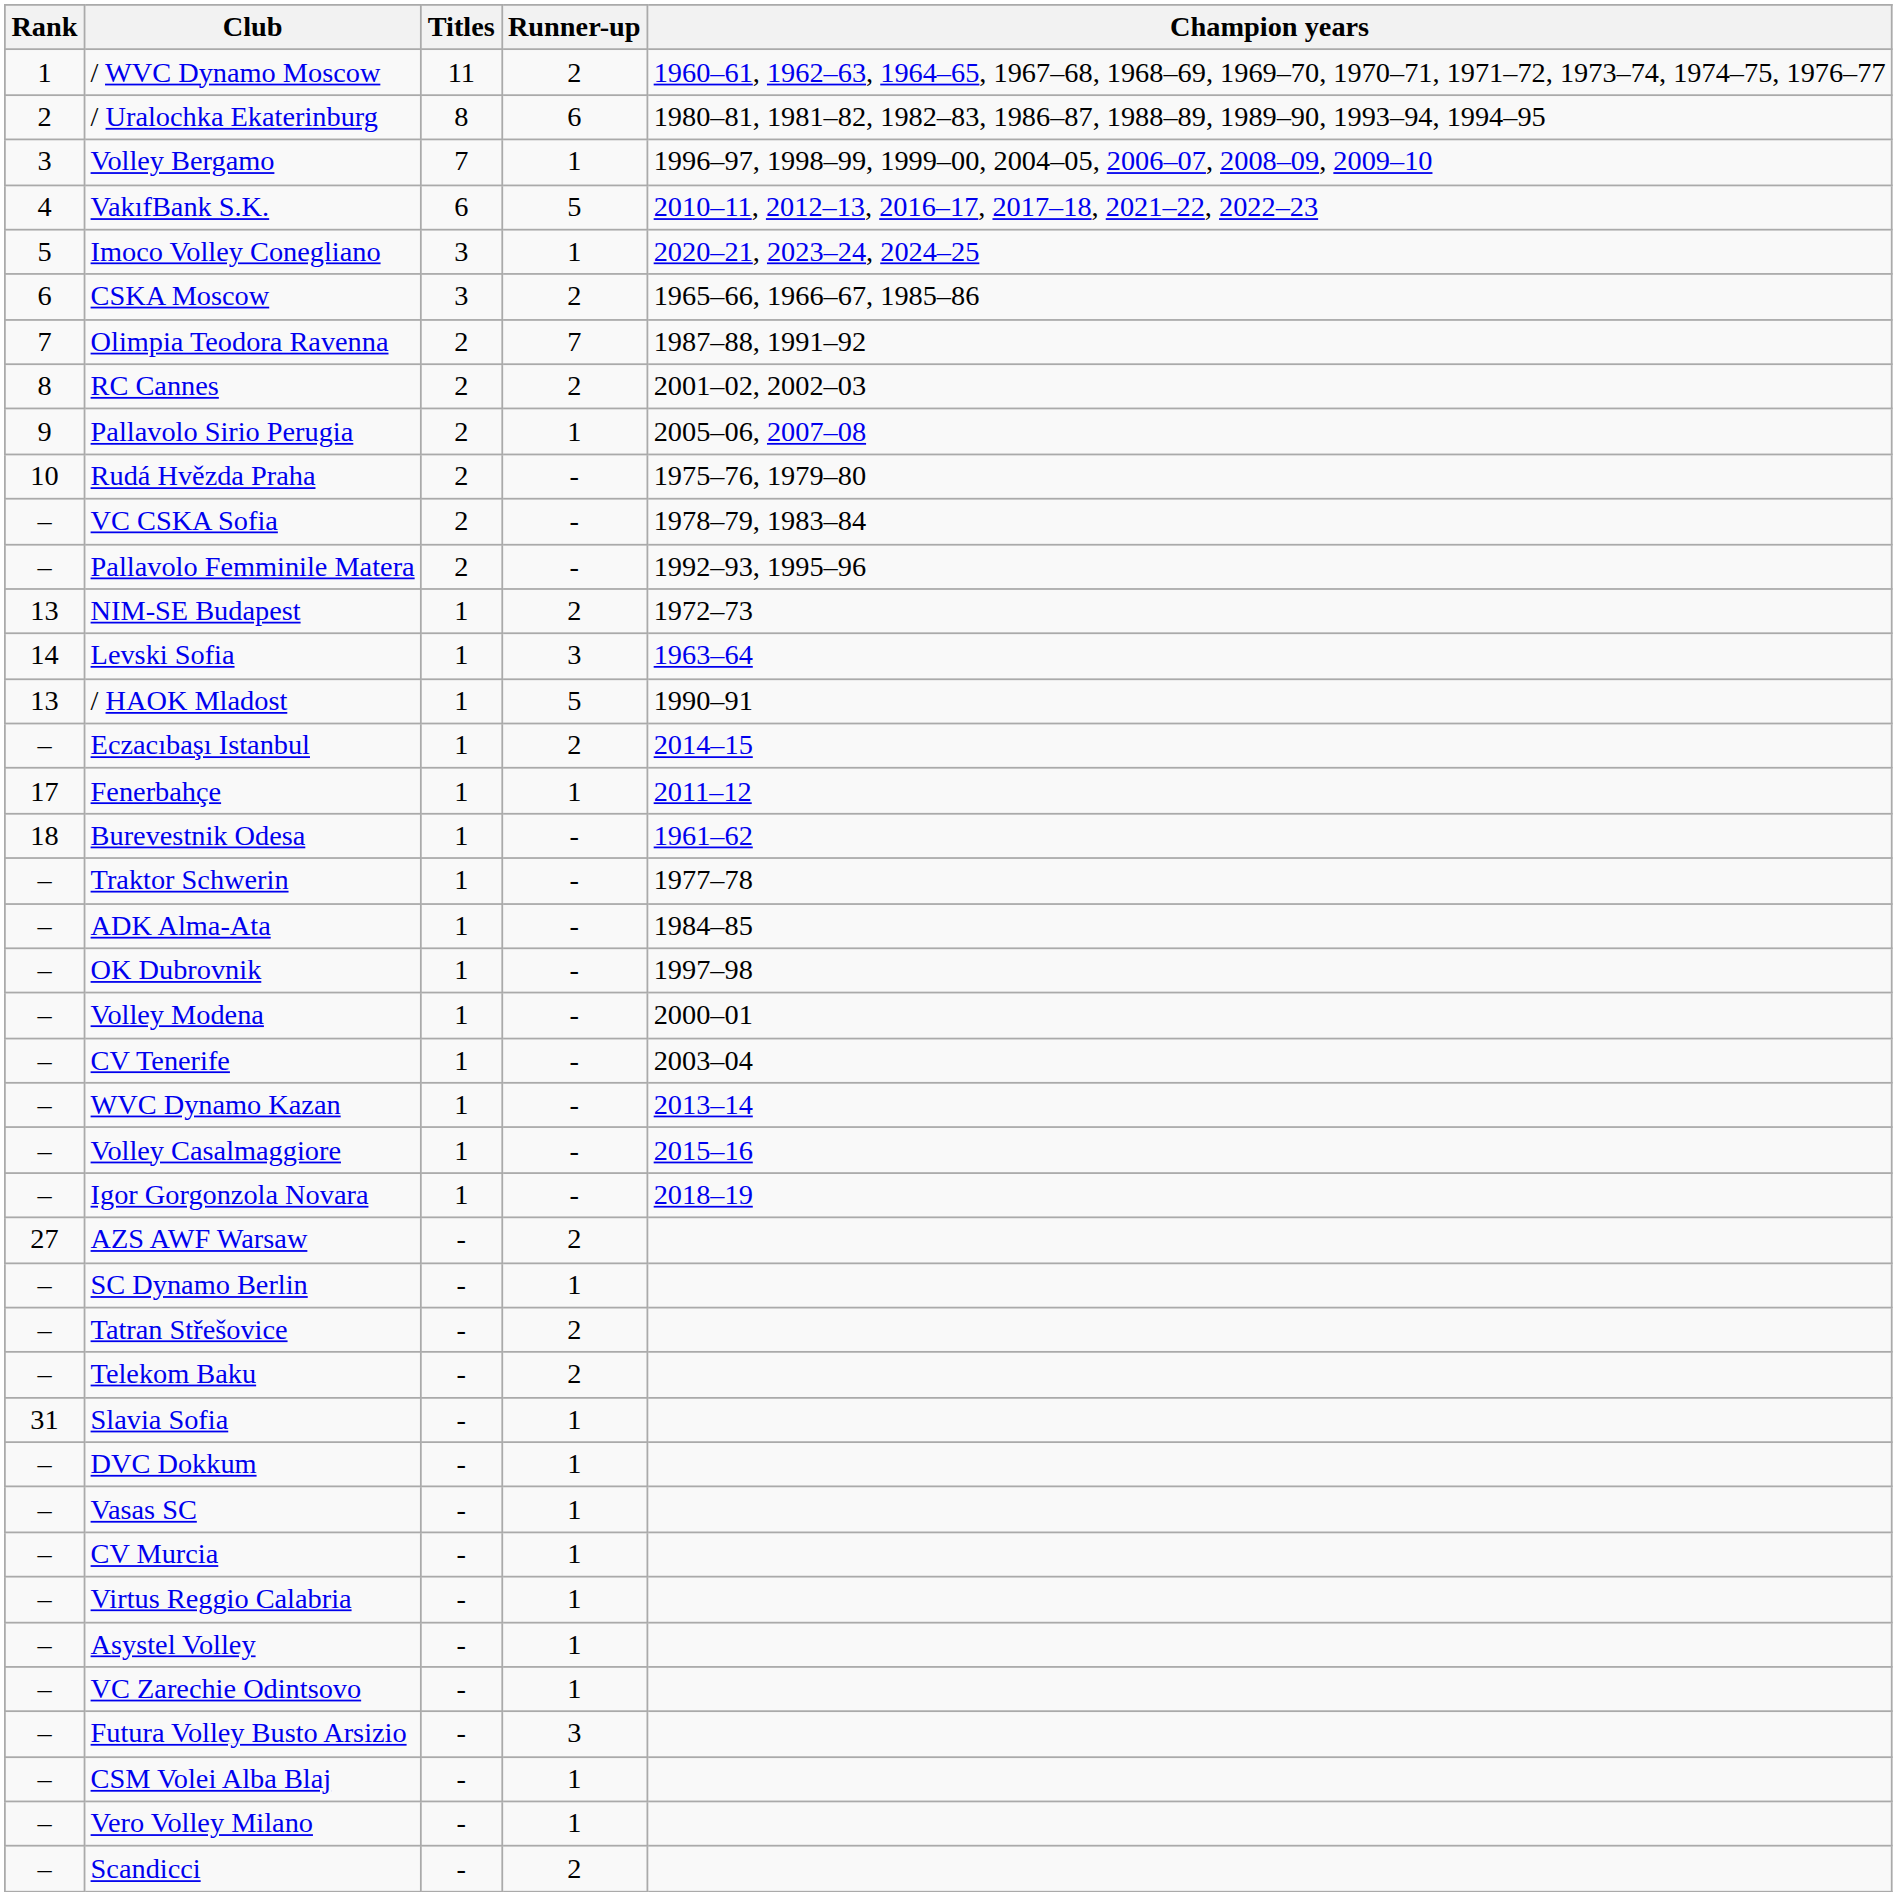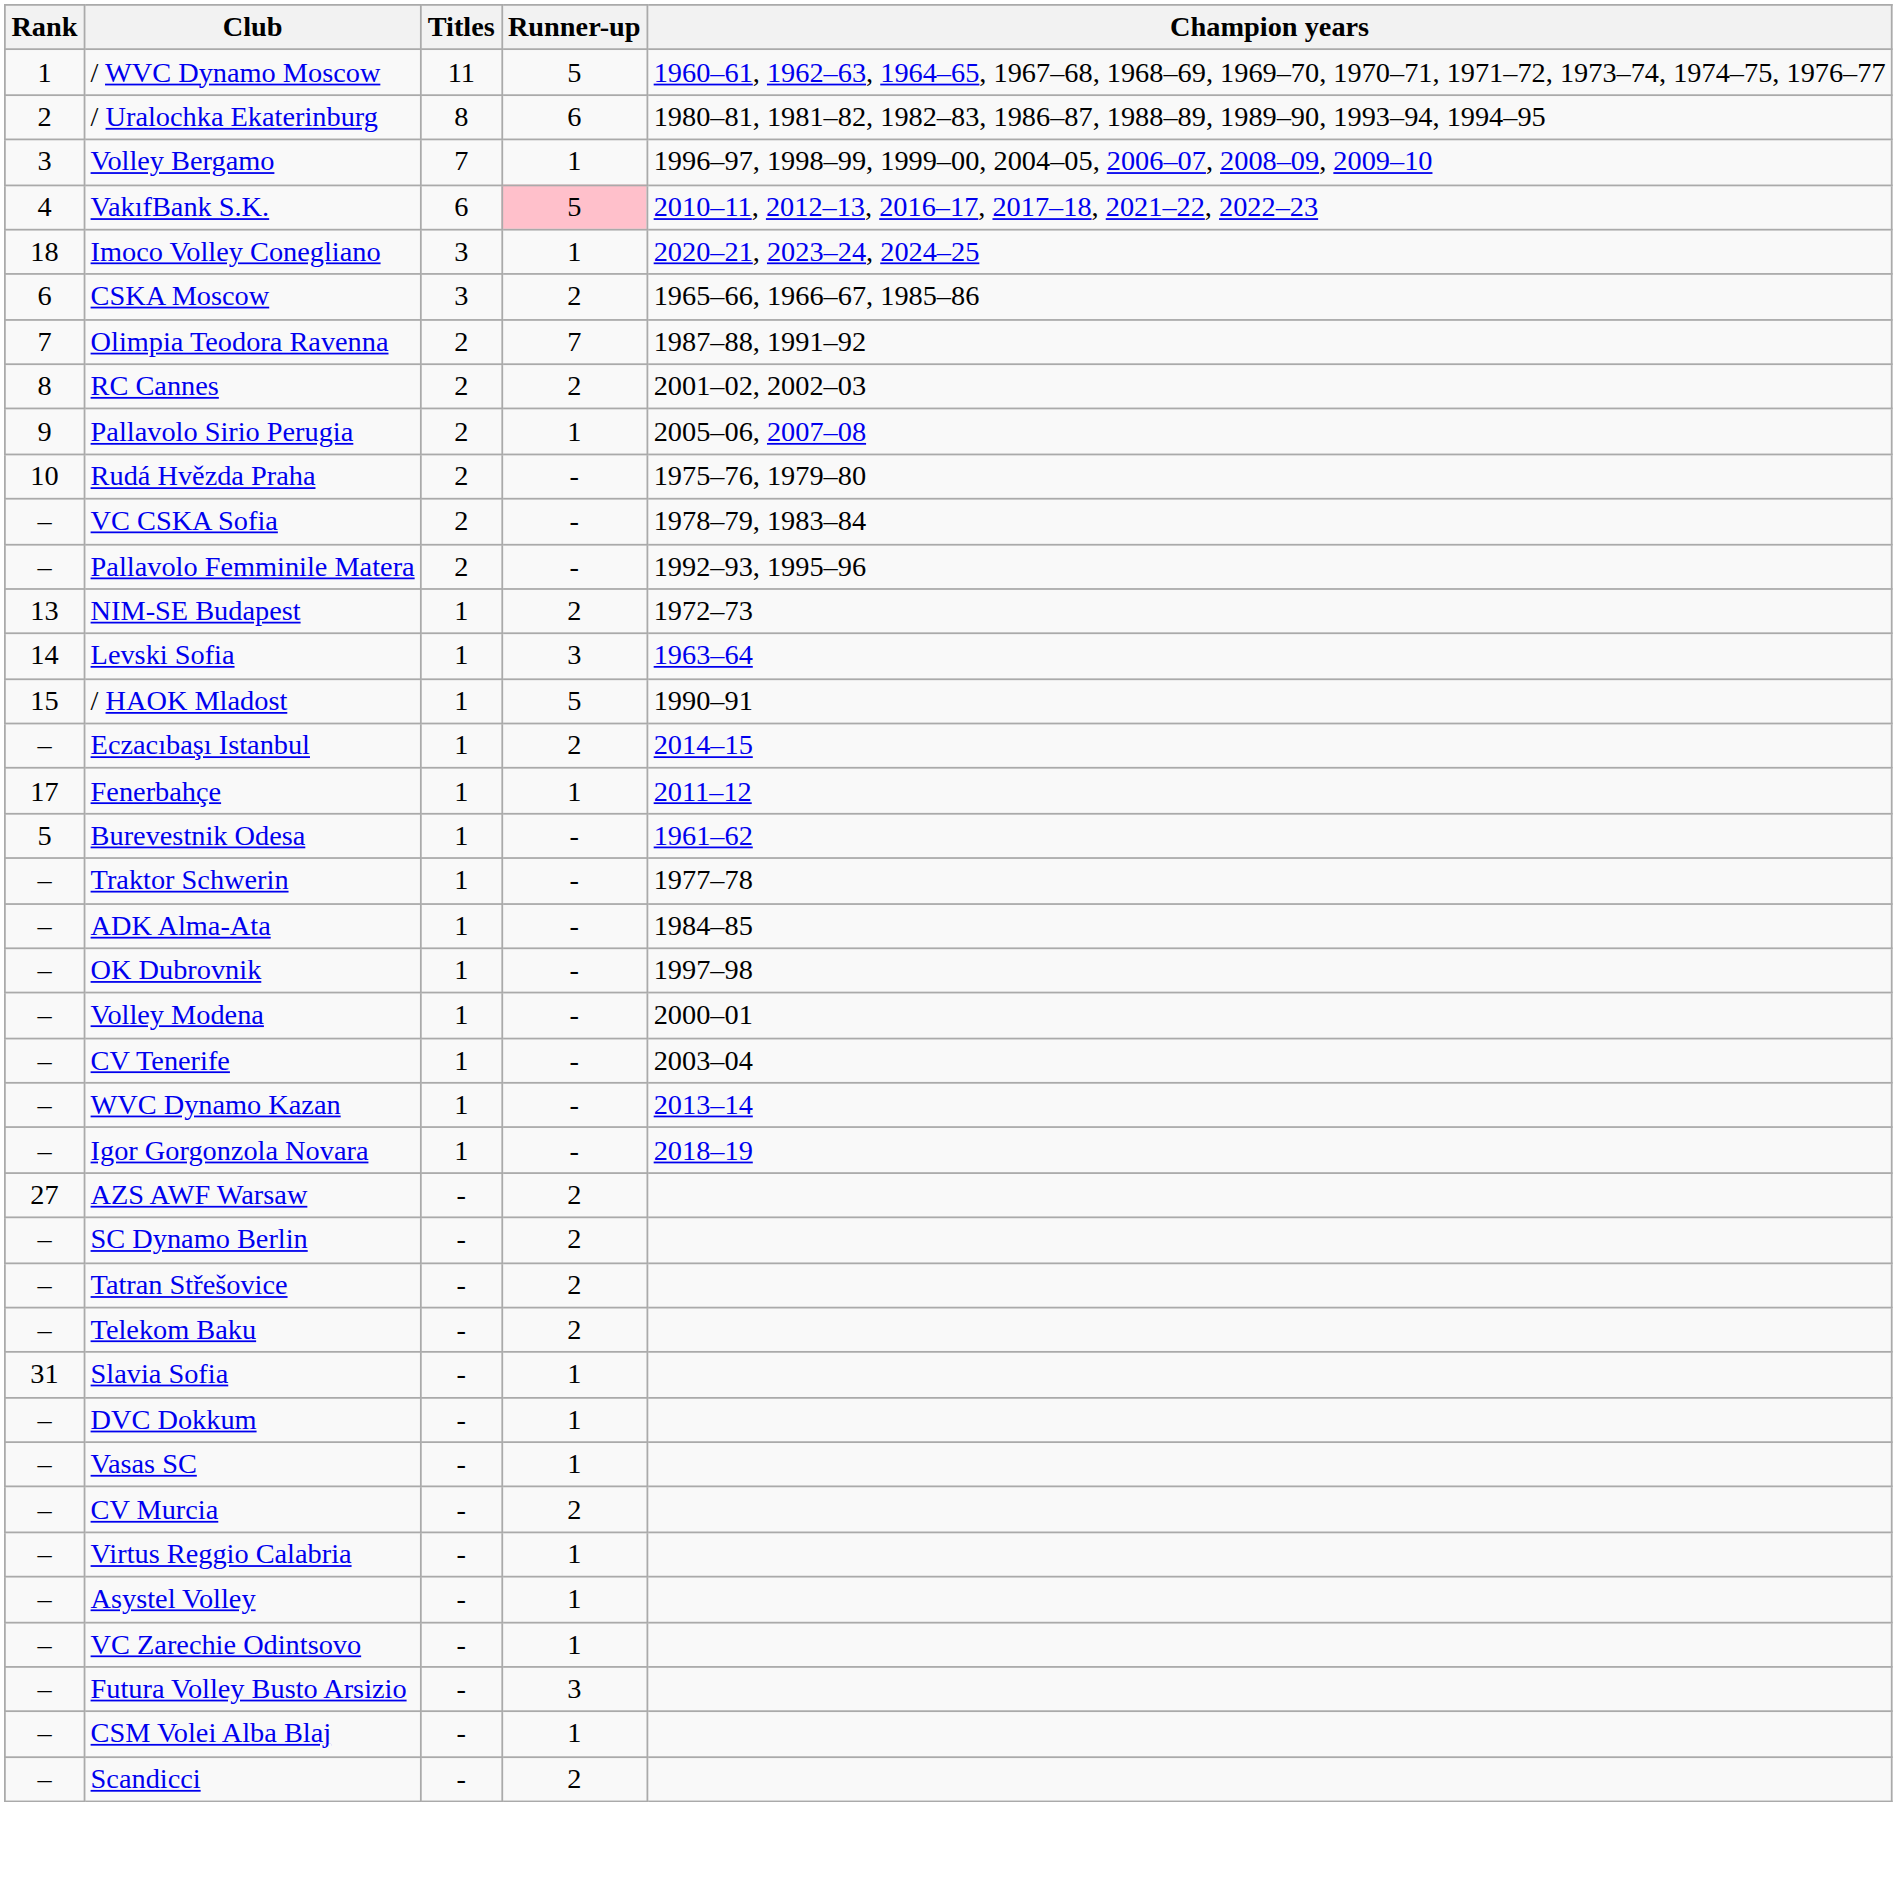(574, 71) 2 -> (574, 71) 5
(574, 206) no background -> (574, 206) pink background
(44, 251) 5 -> (44, 251) 18
(44, 700) 13 -> (44, 700) 15
(44, 835) 18 -> (44, 835) 5
- row: (216, 1149)
(574, 1284) 1 -> (574, 1239) 2
(574, 1554) 1 -> (574, 1509) 2
- row: (202, 1823)
